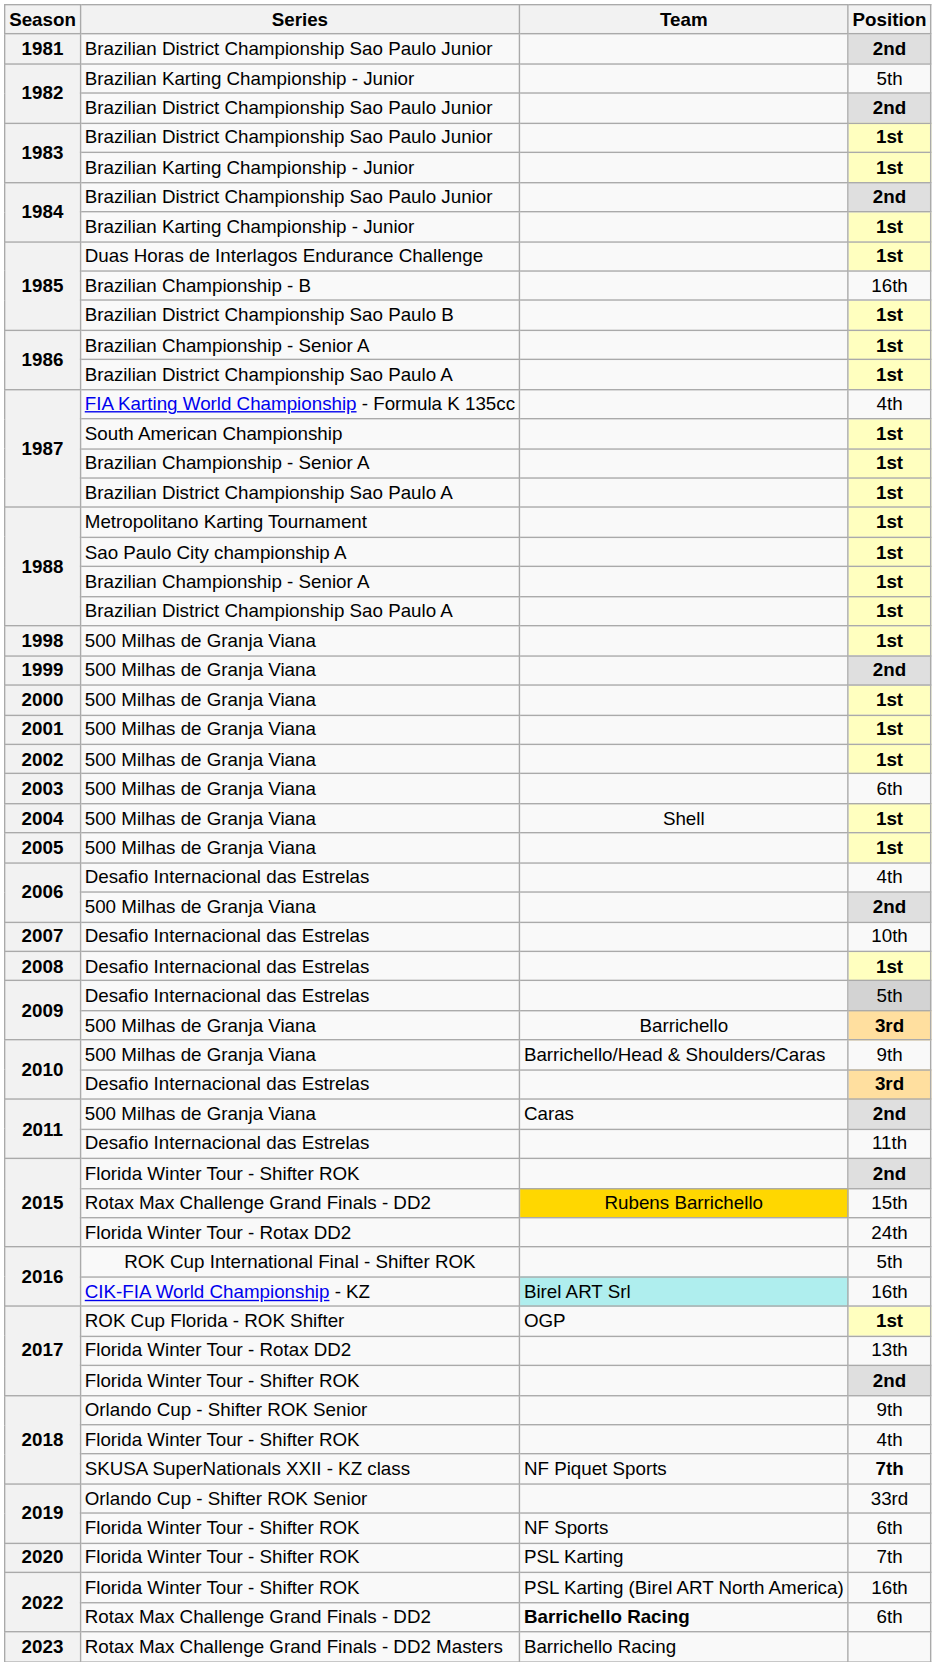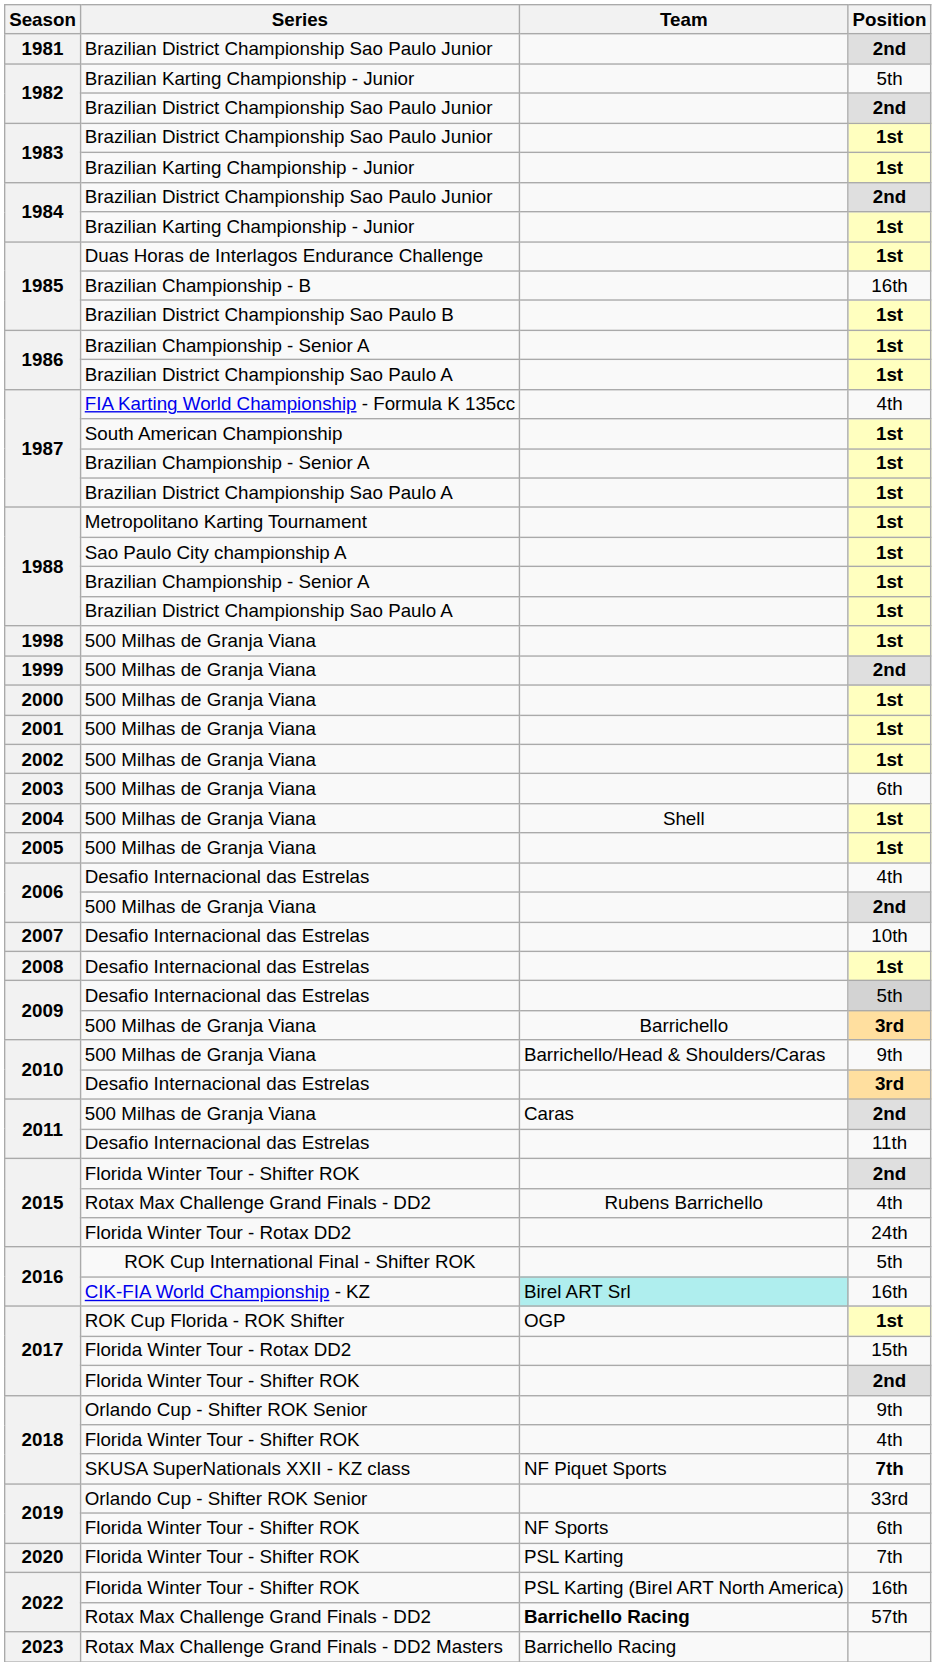(684, 1202) gold background -> (684, 1202) no background
(890, 1202) 15th -> (890, 1202) 4th
(890, 1350) 13th -> (890, 1350) 15th
(890, 1617) 6th -> (890, 1617) 57th
